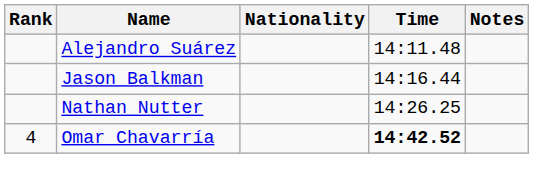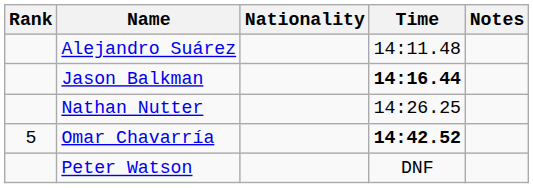(417, 79) normal -> (417, 79) bold
(31, 138) 4 -> (31, 138) 5
+ row: (127, 168)
